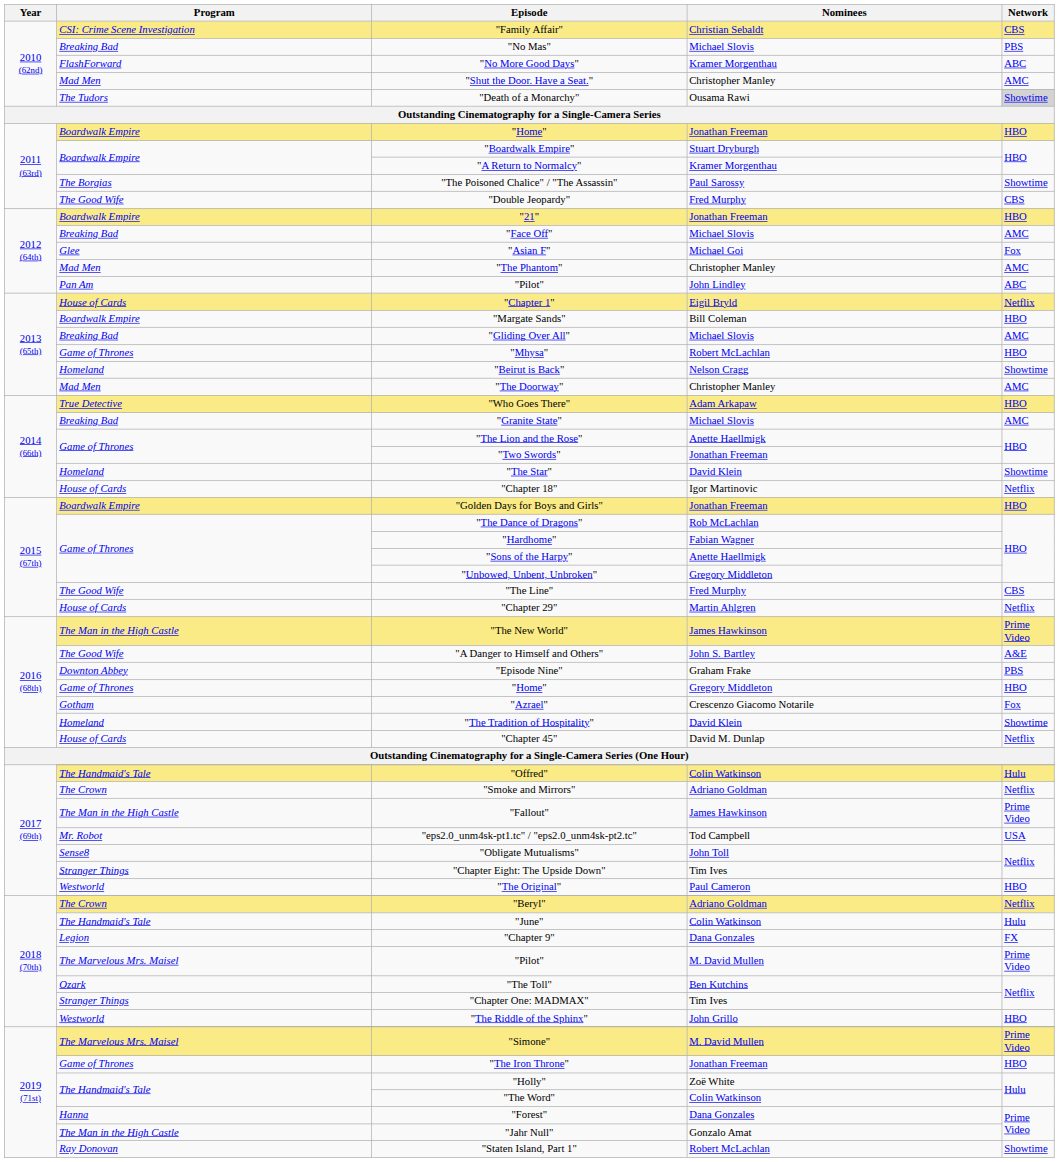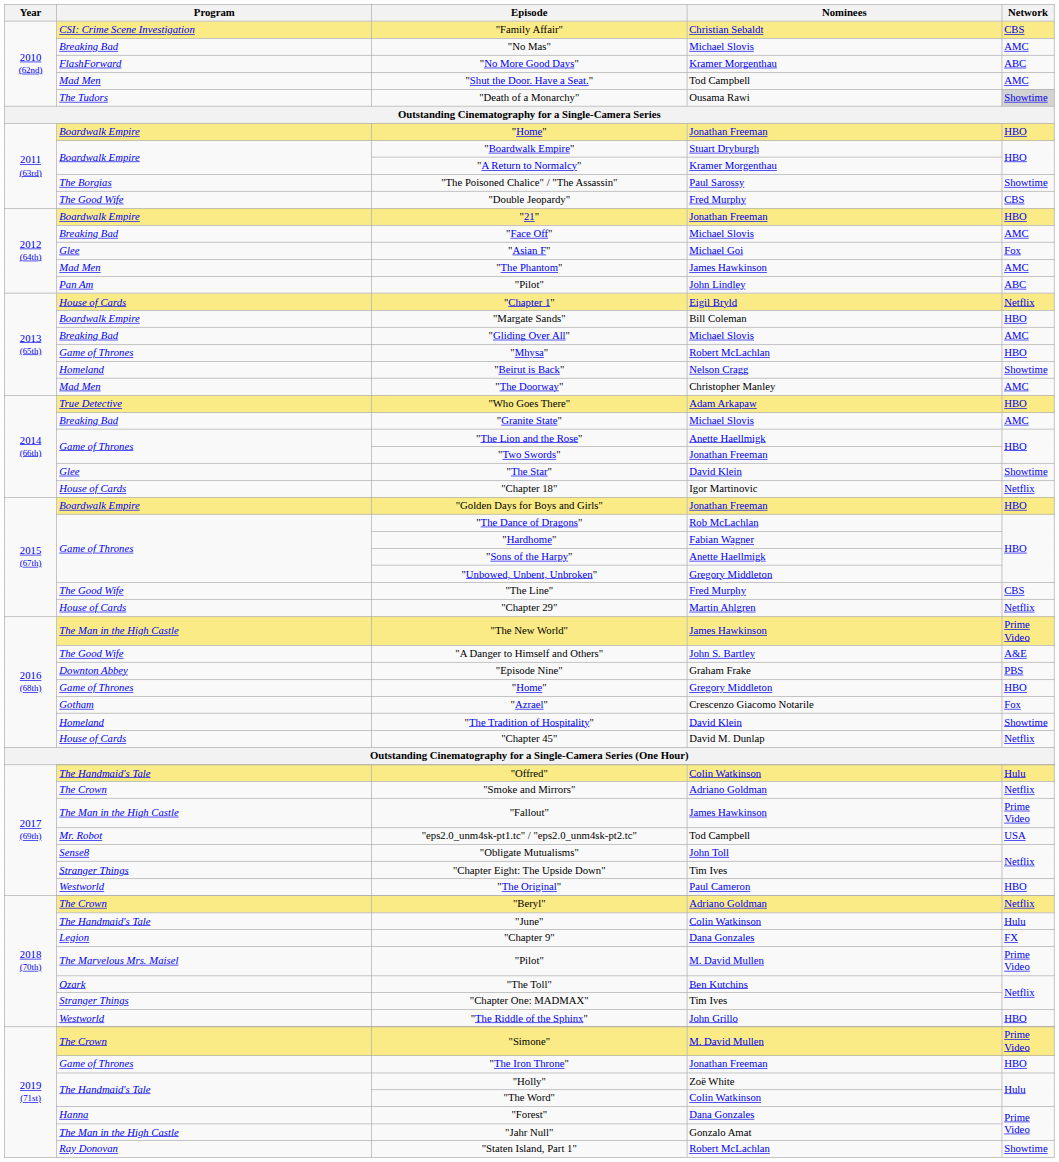(1014, 47) PBS -> (1016, 47) AMC
(732, 81) Christopher Manley -> (720, 81) Tod Campbell
(732, 268) Christopher Manley -> (728, 268) James Hawkinson
(82, 472) Homeland -> (69, 472) Glee
(119, 1041) The Marvelous Mrs. Maisel -> (83, 1041) The Crown
